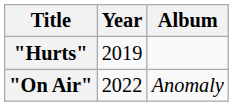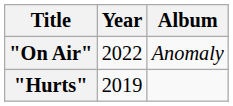rows swapped: (51, 52) <-> (51, 85)
